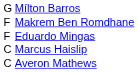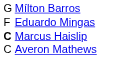- row: (75, 22)
(7, 50) normal -> (7, 36) bold
